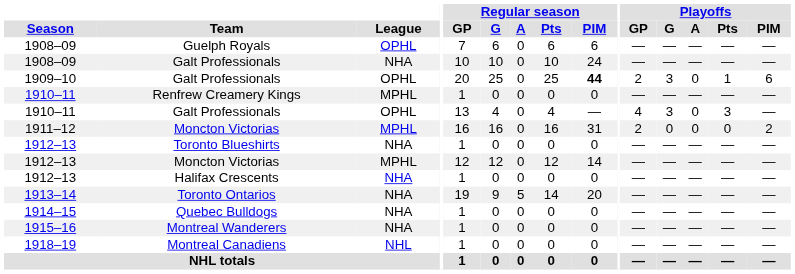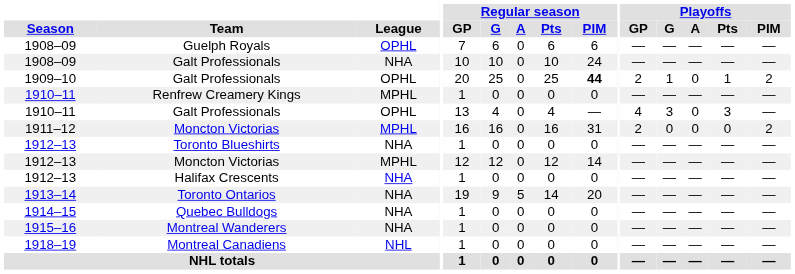(669, 78) 3 -> (669, 78) 1
(769, 78) 6 -> (769, 78) 2
